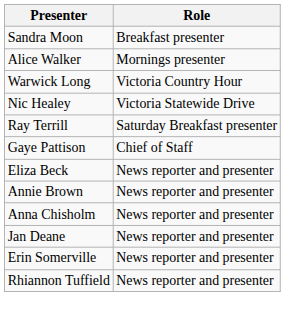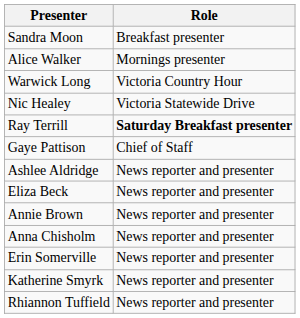(197, 125) normal -> (204, 125) bold
+ row: (53, 170)
- row: (36, 236)
+ row: (55, 280)
